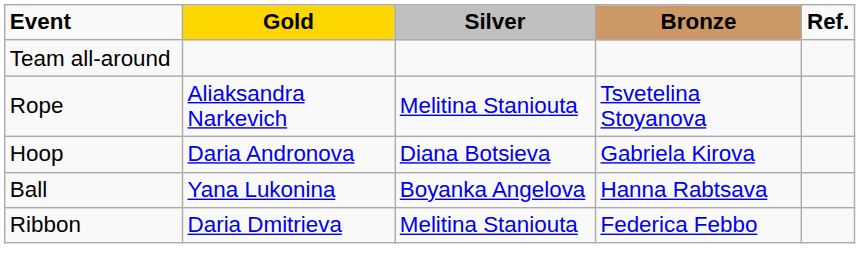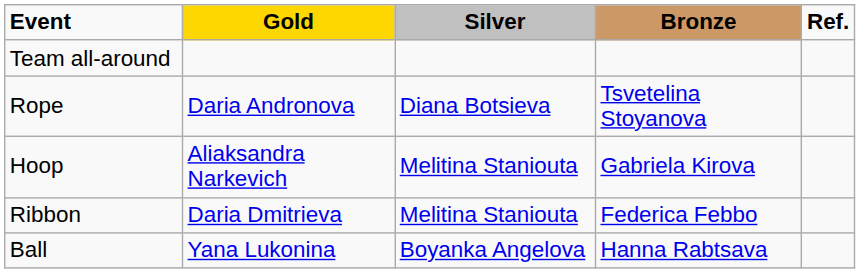(246, 105) Aliaksandra Narkevich -> (271, 105) Daria Andronova
(489, 105) Melitina Staniouta -> (475, 105) Diana Botsieva
(271, 154) Daria Andronova -> (246, 166) Aliaksandra Narkevich
(475, 154) Diana Botsieva -> (489, 166) Melitina Staniouta
rows swapped: (29, 189) <-> (45, 225)
